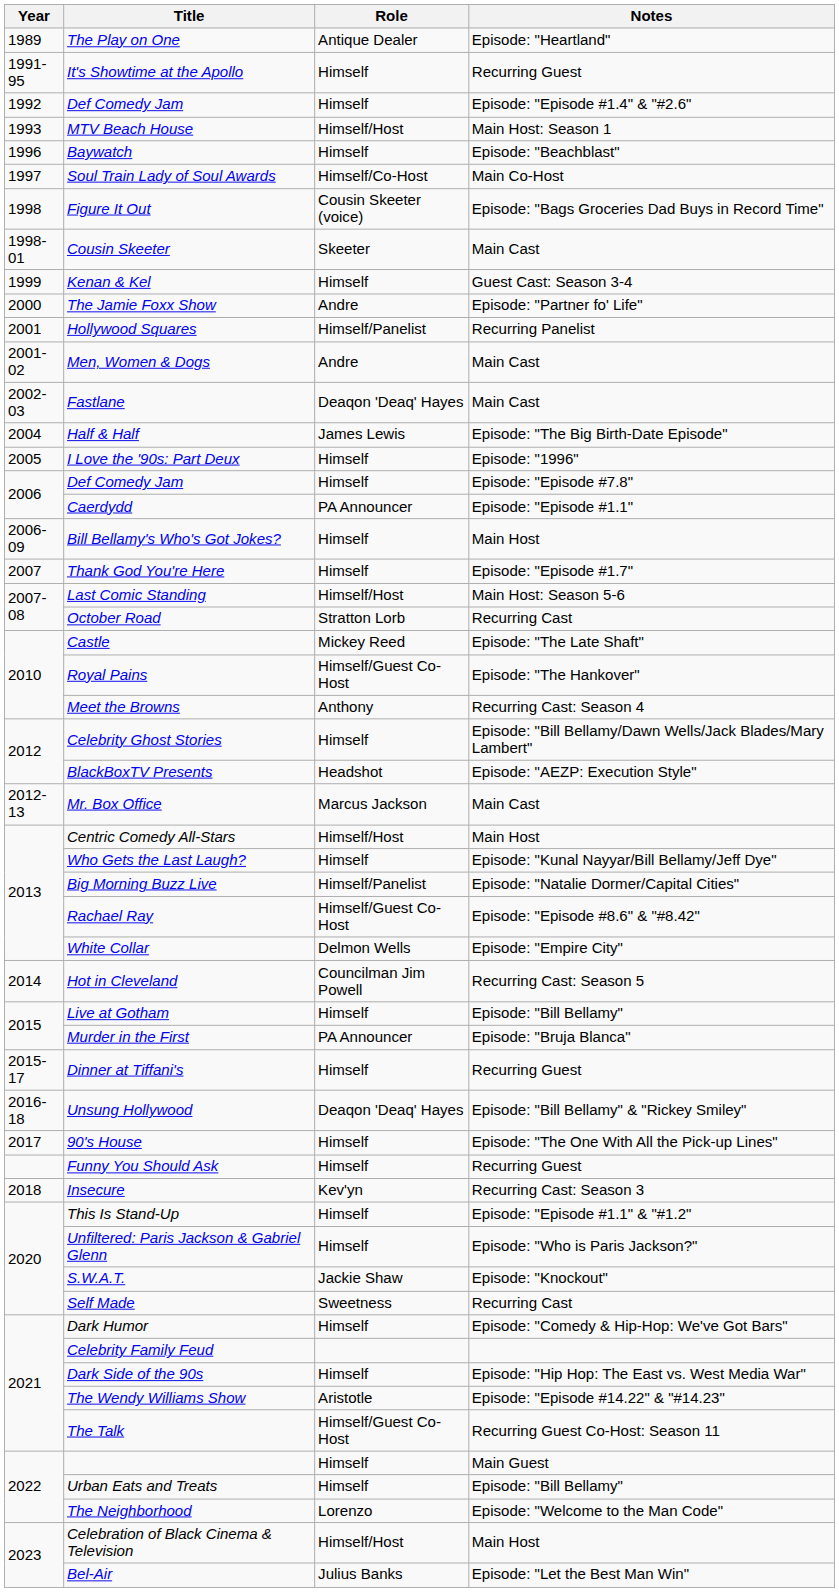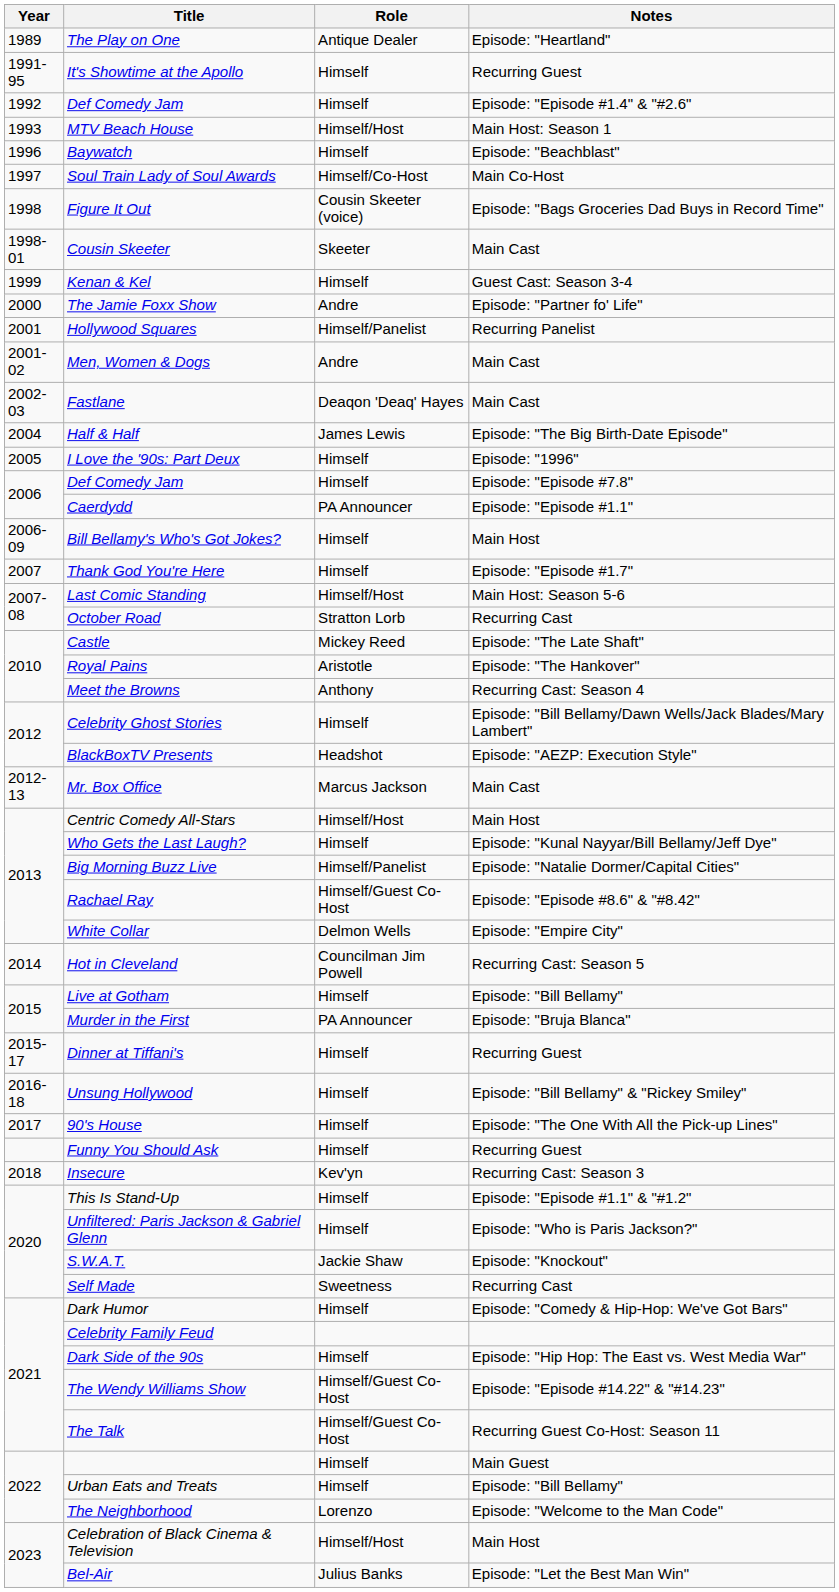(380, 675) Himself/Guest Co-Host -> (345, 666) Aristotle
(391, 1110) Deaqon 'Deaq' Hayes -> (343, 1093) Himself
(345, 1398) Aristotle -> (380, 1389) Himself/Guest Co-Host
